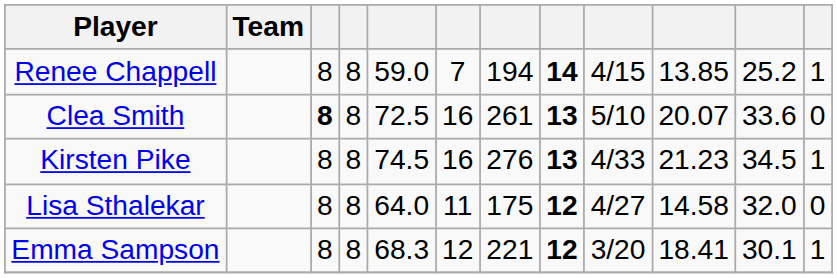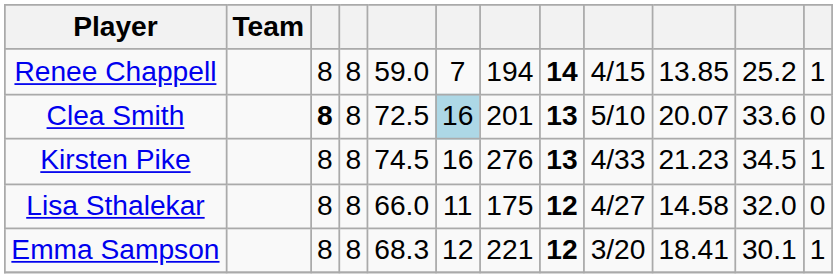(458, 116) no background -> (458, 116) lightblue background
(510, 116) 261 -> (510, 116) 201
(402, 205) 64.0 -> (402, 205) 66.0
